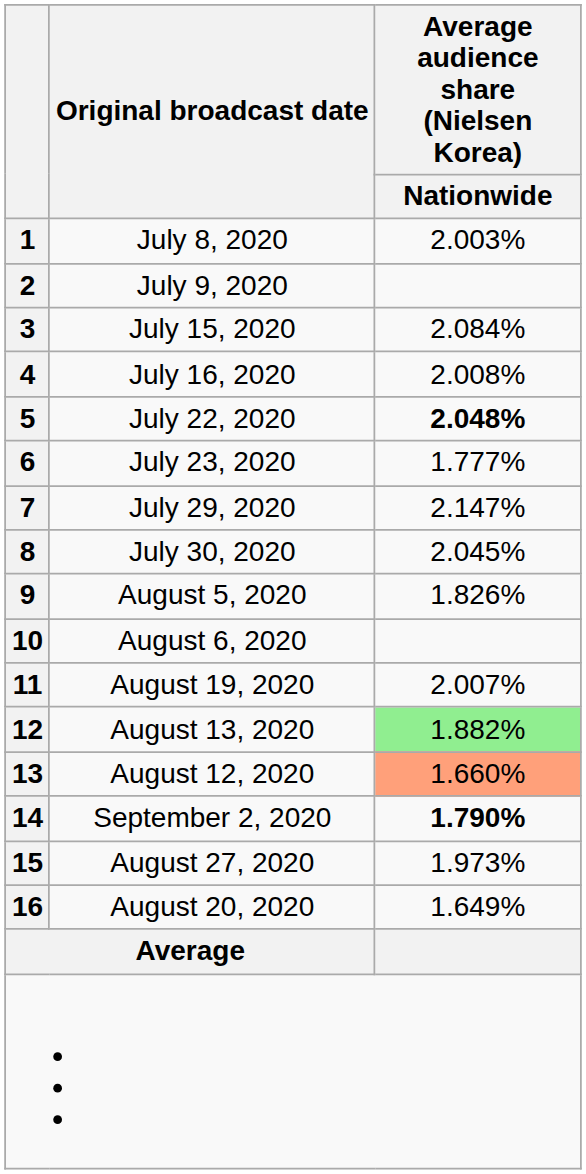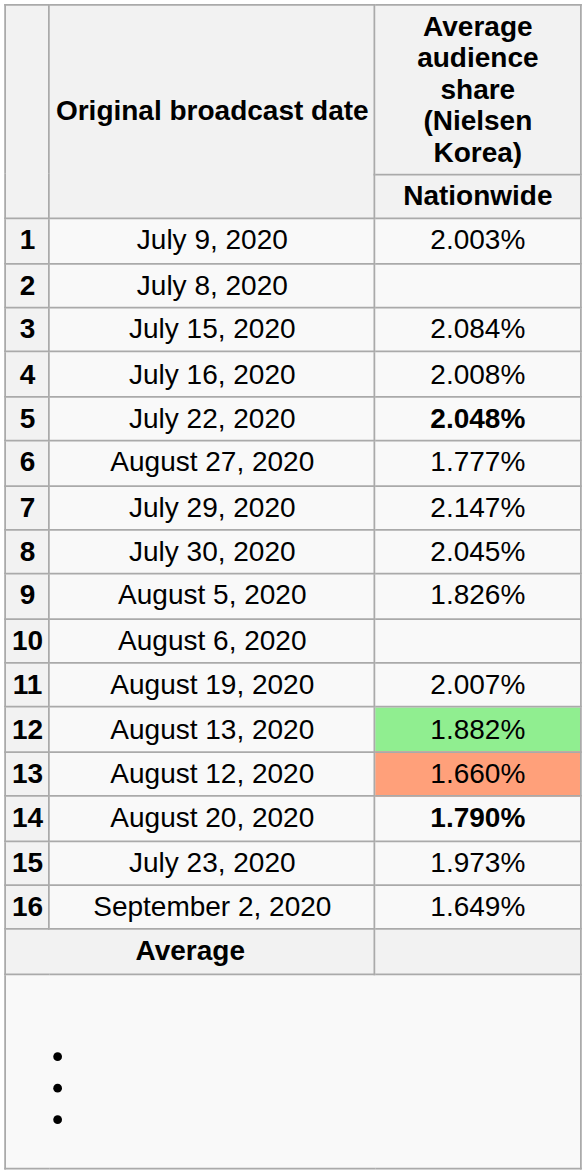(212, 240) July 8, 2020 -> (212, 240) July 9, 2020
(212, 285) July 9, 2020 -> (212, 285) July 8, 2020
(212, 462) July 23, 2020 -> (212, 462) August 27, 2020
(212, 817) September 2, 2020 -> (212, 817) August 20, 2020
(212, 862) August 27, 2020 -> (212, 862) July 23, 2020
(212, 906) August 20, 2020 -> (212, 906) September 2, 2020
